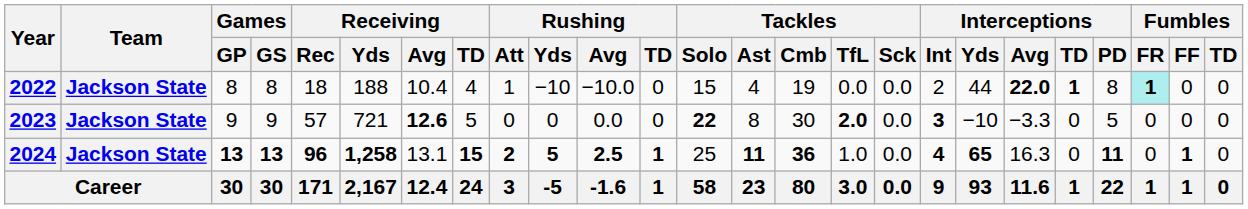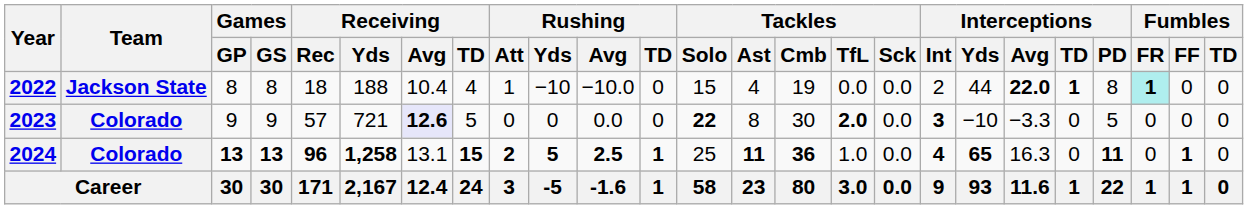(136, 120) Jackson State -> (136, 120) Colorado
(427, 120) no background -> (427, 120) lavender background
(136, 154) Jackson State -> (136, 154) Colorado
